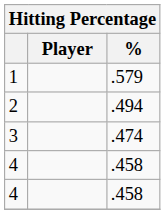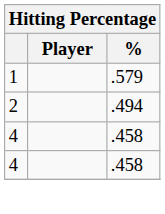- row: (13, 135)
